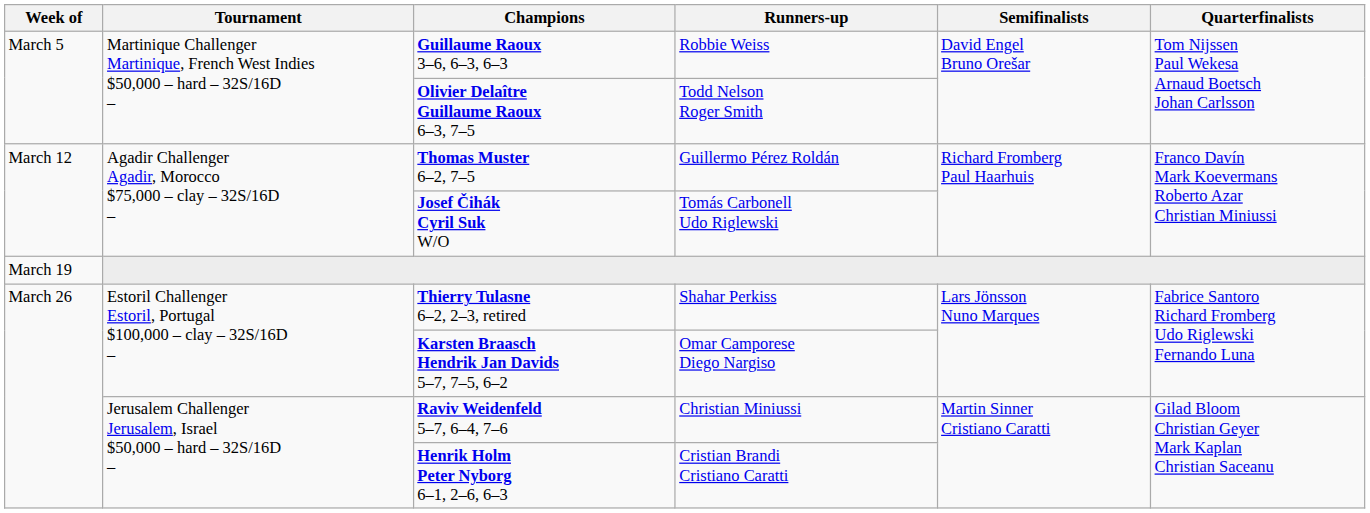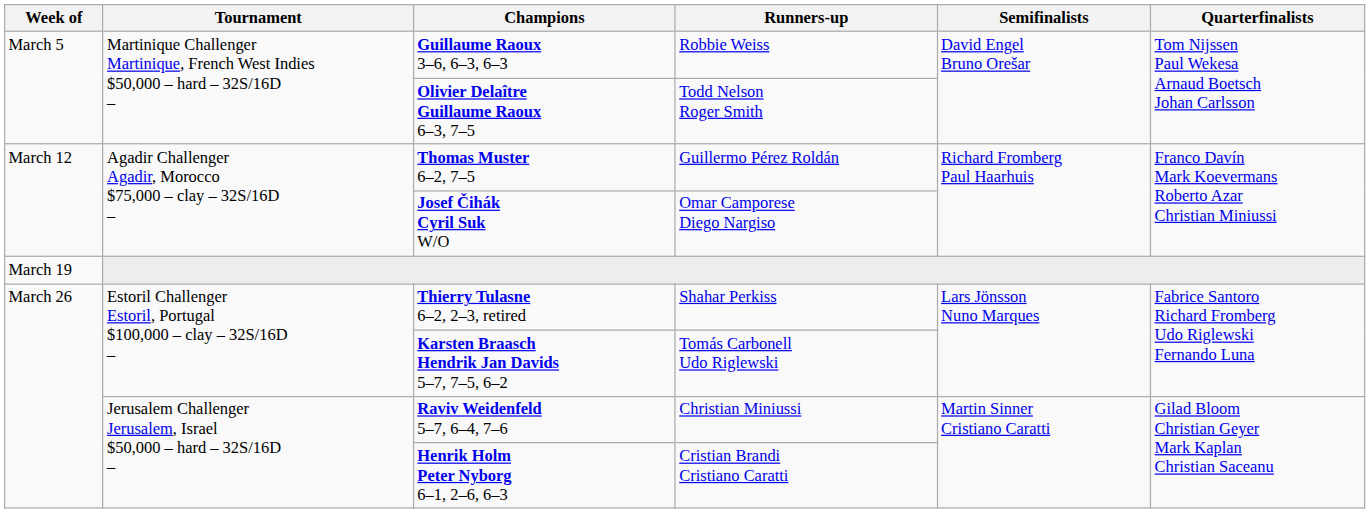(736, 213) Tomás Carbonell Udo Riglewski -> (737, 213) Omar Camporese Diego Nargiso
(737, 352) Omar Camporese Diego Nargiso -> (736, 352) Tomás Carbonell Udo Riglewski
